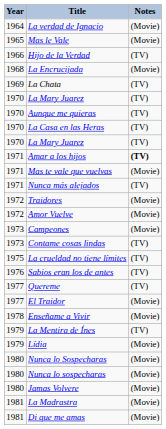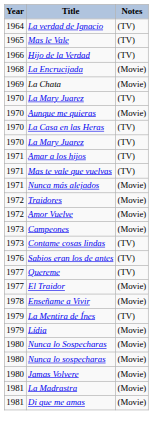(145, 26) (Movie) -> (126, 26) (TV)
(145, 41) (Movie) -> (126, 41) (TV)
(139, 84) (TV) -> (132, 84) (Movie)
(139, 113) (TV) -> (132, 113) (Movie)
(140, 157) bold -> (126, 157) normal
(145, 171) (Movie) -> (126, 171) (TV)
(139, 185) (TV) -> (132, 185) (Movie)
- row: (15, 258)
